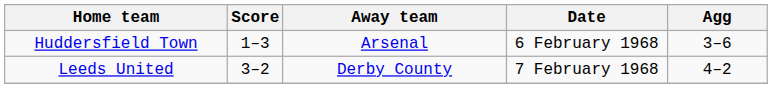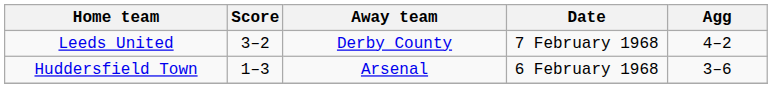rows swapped: (116, 44) <-> (116, 70)
